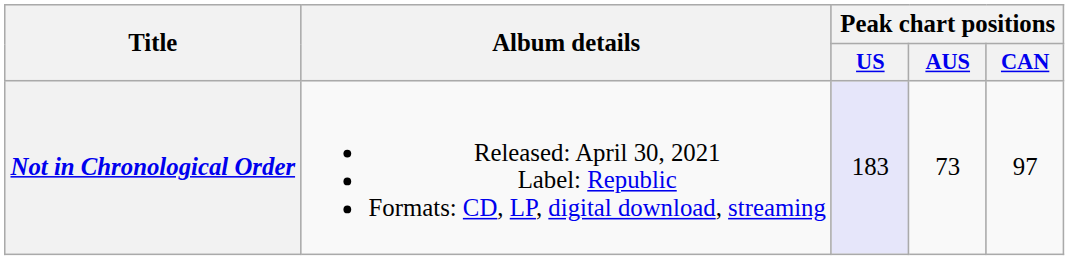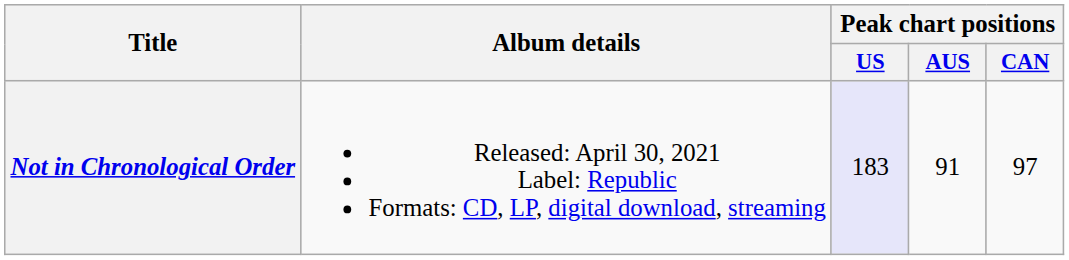(948, 166) 73 -> (948, 166) 91
